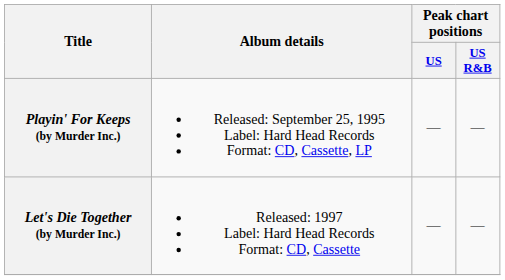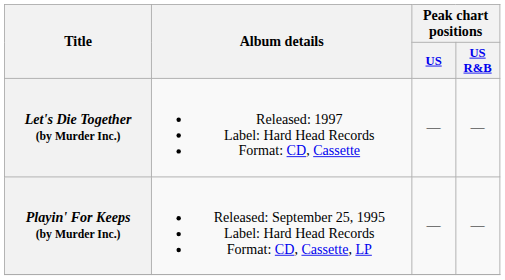rows swapped: (78, 127) <-> (78, 225)
